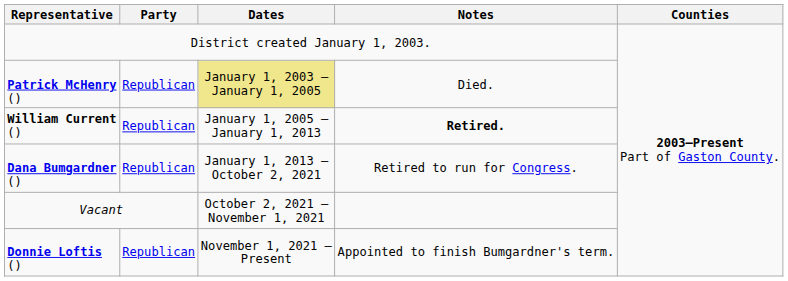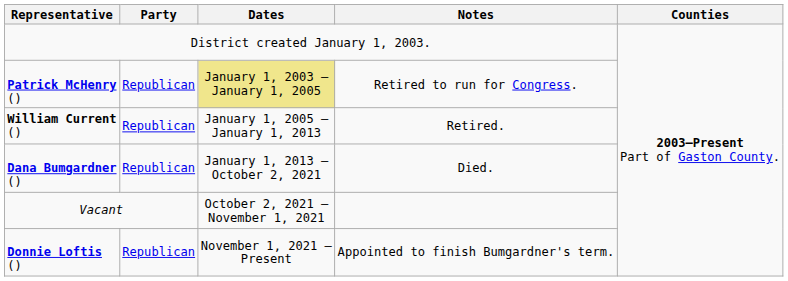(476, 84) Died. -> (476, 84) Retired to run for Congress.
(476, 126) bold -> (476, 126) normal
(476, 168) Retired to run for Congress. -> (476, 168) Died.
